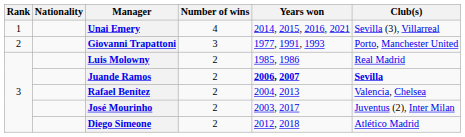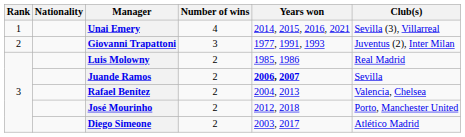(406, 44) Porto, Manchester United -> (405, 44) Juventus (2), Inter Milan
(369, 76) bold -> (368, 76) normal
(277, 108) 2003, 2017 -> (277, 108) 2012, 2018
(405, 108) Juventus (2), Inter Milan -> (406, 108) Porto, Manchester United
(277, 124) 2012, 2018 -> (277, 124) 2003, 2017
